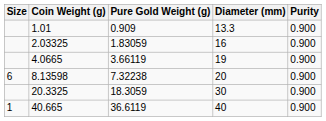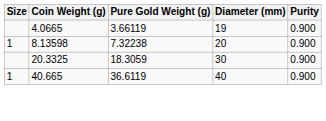- row: (41, 28)
- row: (50, 44)
(9, 76) 6 -> (9, 44) 1
